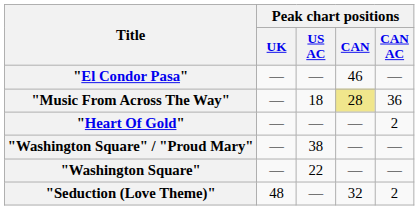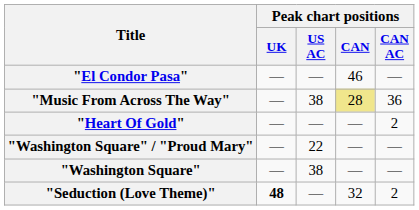(316, 100) 18 -> (316, 100) 38
(316, 147) 38 -> (316, 147) 22
(316, 170) 22 -> (316, 170) 38
(277, 193) normal -> (277, 193) bold
